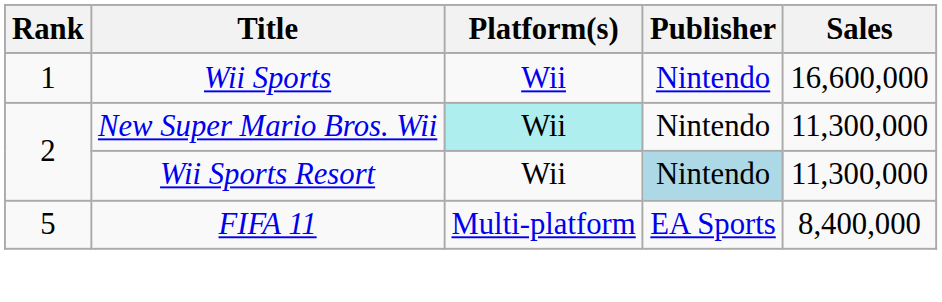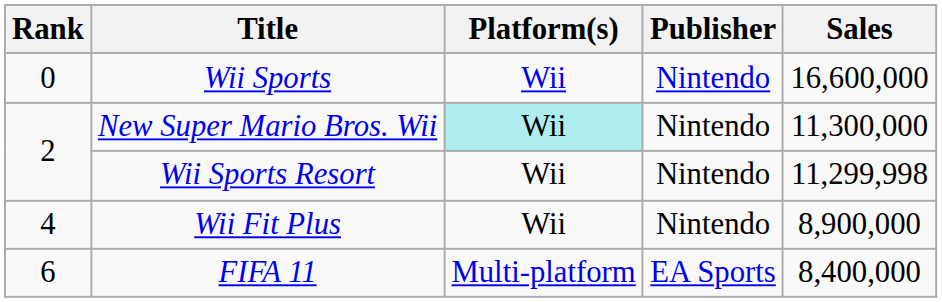(48, 77) 1 -> (48, 77) 0
(713, 175) lightblue background -> (713, 175) no background
(860, 175) 11,300,000 -> (860, 175) 11,299,998
+ row: (268, 223)
(48, 223) 5 -> (48, 272) 6
